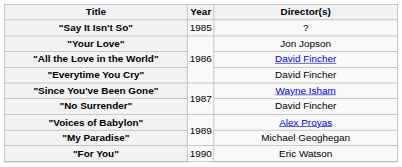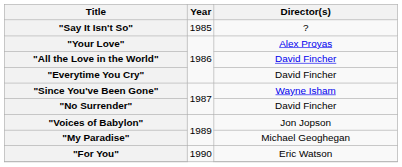(306, 43) Jon Jopson -> (306, 43) Alex Proyas
(306, 122) Alex Proyas -> (306, 122) Jon Jopson
